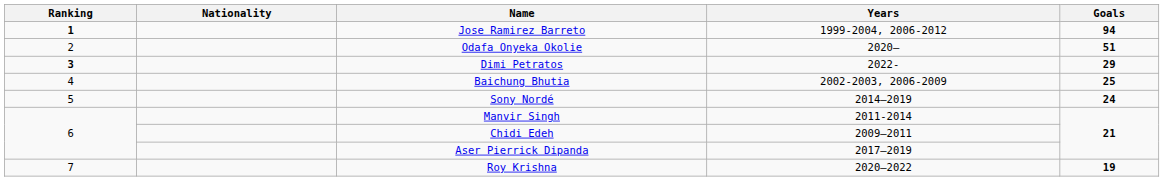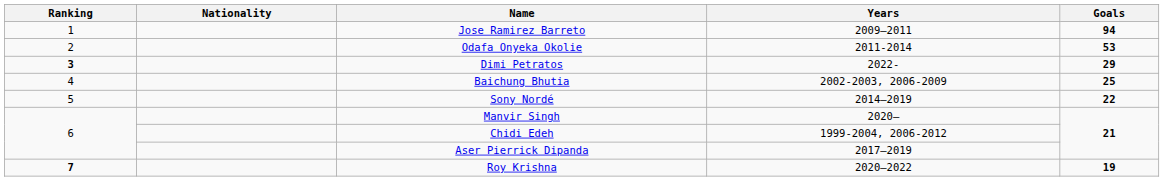(71, 30) bold -> (71, 30) normal
(883, 30) 1999-2004, 2006-2012 -> (883, 30) 2009–2011
(883, 47) 2020– -> (883, 47) 2011-2014
(1109, 47) 51 -> (1109, 47) 53
(1109, 99) 24 -> (1109, 99) 22
(883, 116) 2011-2014 -> (883, 116) 2020–
(883, 133) 2009–2011 -> (883, 133) 1999-2004, 2006-2012
(71, 167) normal -> (71, 167) bold
